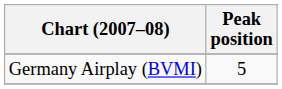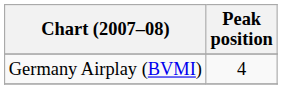(242, 68) 5 -> (242, 68) 4
